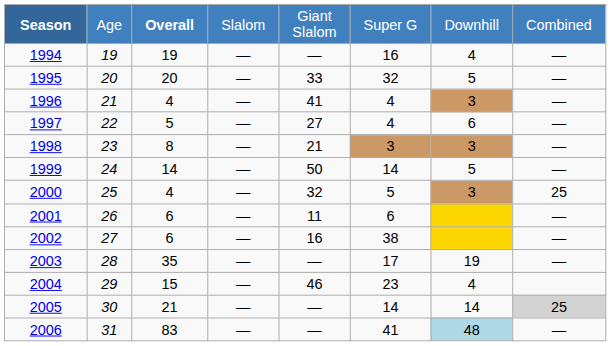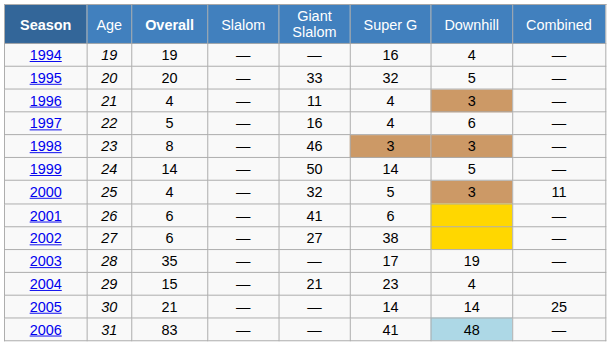(314, 101) 41 -> (314, 101) 11
(314, 124) 27 -> (314, 124) 16
(314, 147) 21 -> (314, 147) 46
(559, 192) 25 -> (559, 192) 11
(314, 215) 11 -> (314, 215) 41
(314, 238) 16 -> (314, 238) 27
(314, 284) 46 -> (314, 284) 21
(559, 307) lightgrey background -> (559, 307) no background
